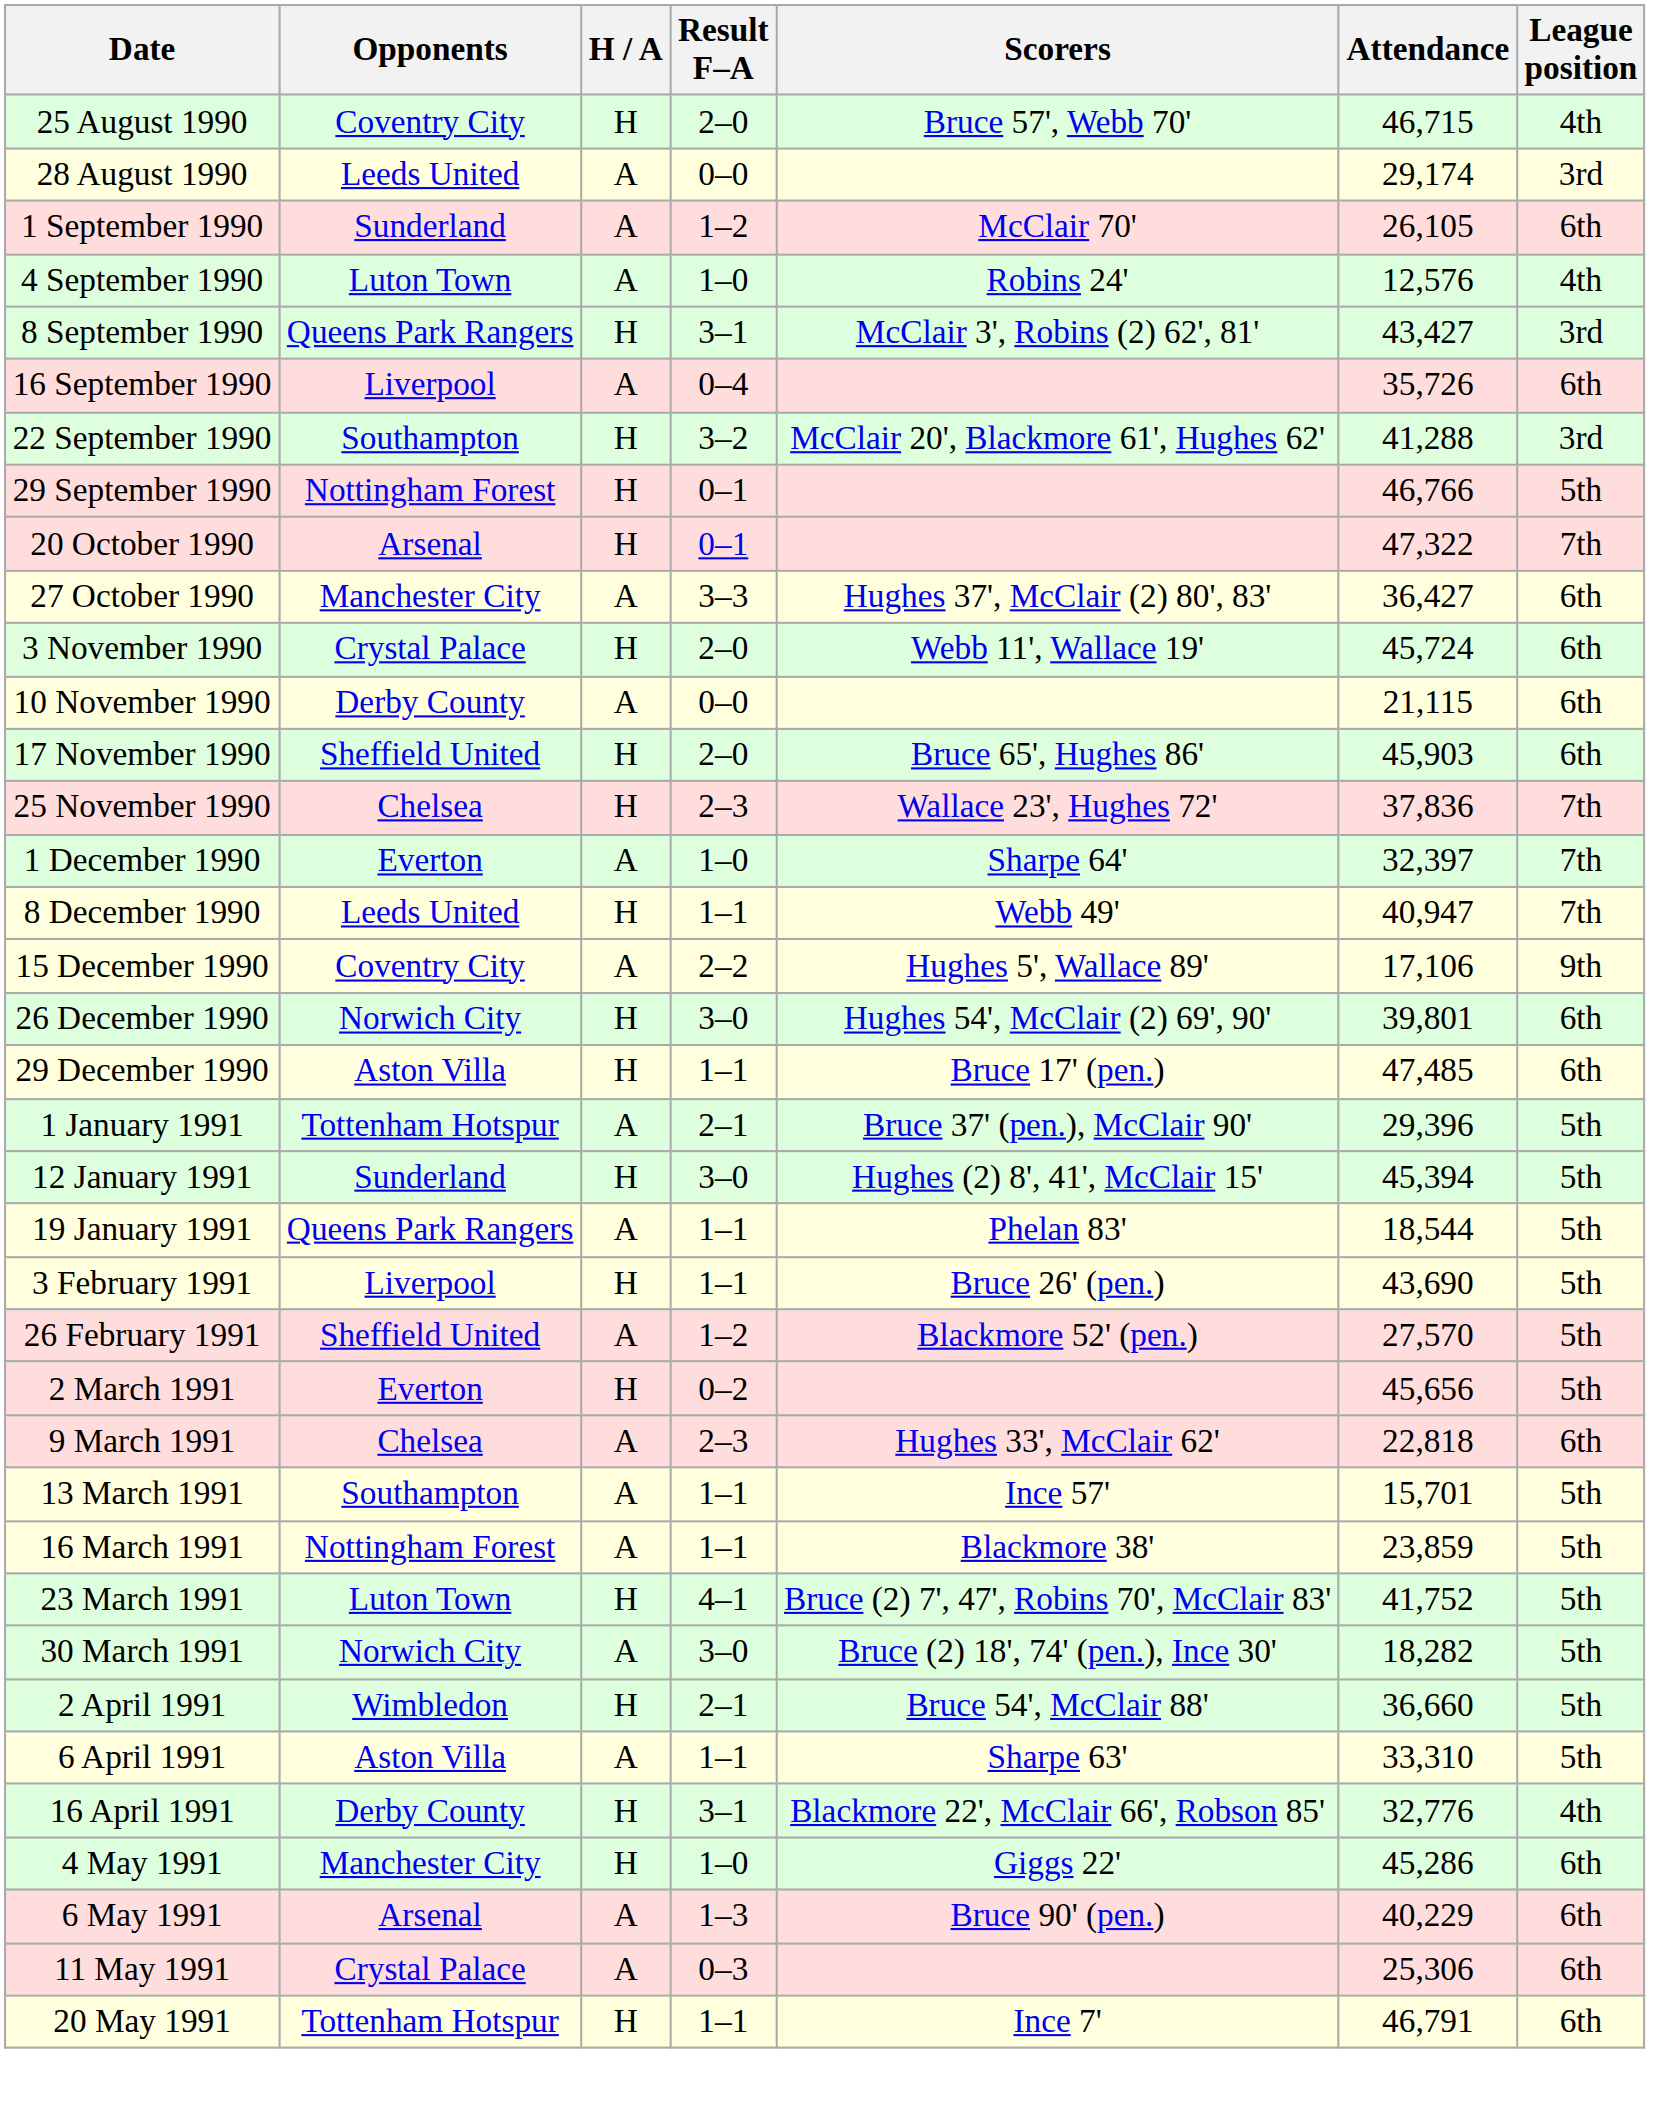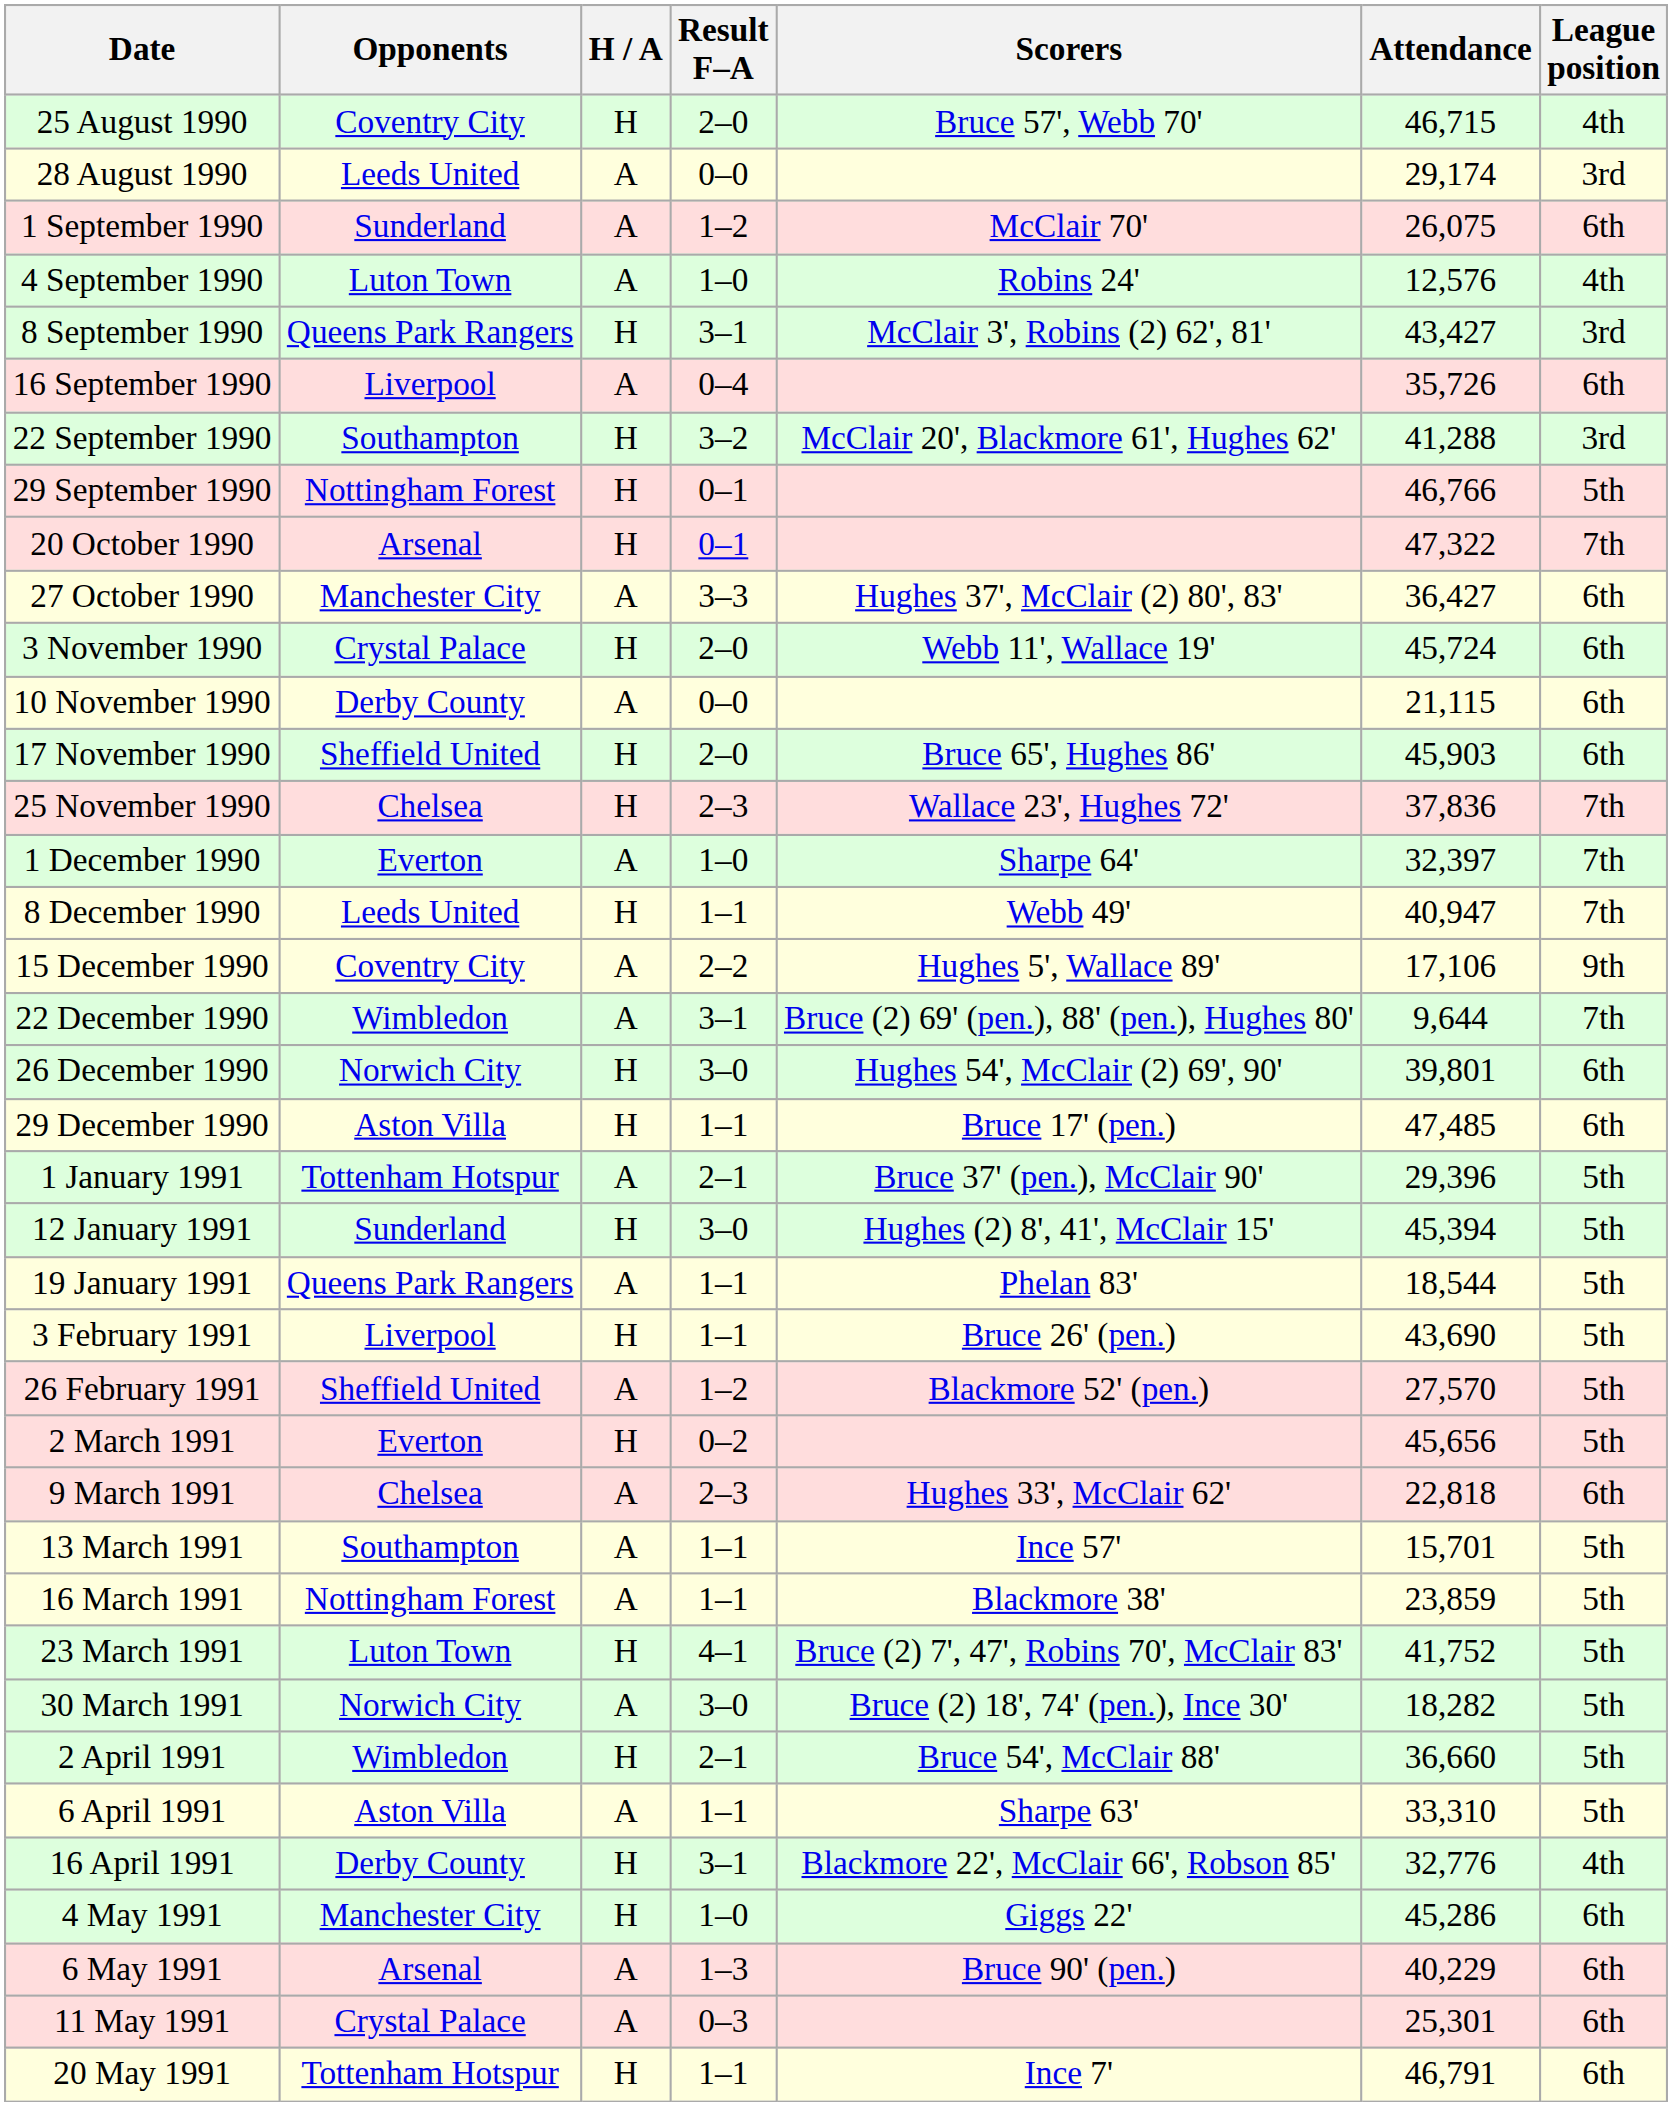(1428, 226) 26,105 -> (1450, 226) 26,075
+ row: (142, 1018)
(1428, 1968) 25,306 -> (1450, 2021) 25,301
